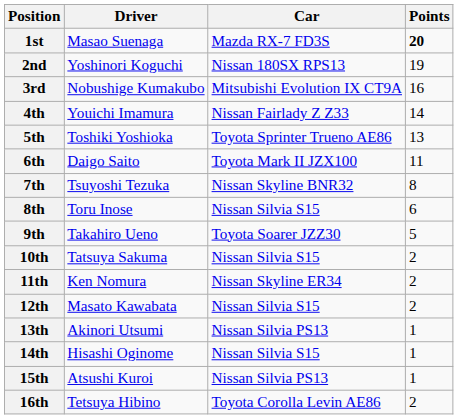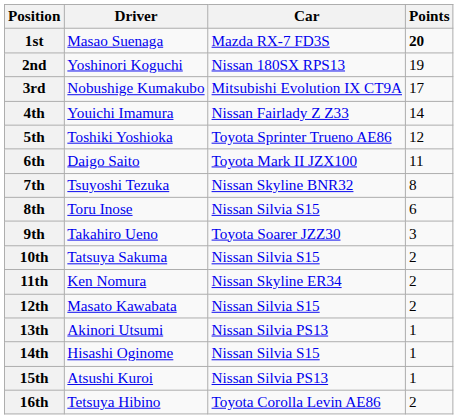(417, 88) 16 -> (417, 88) 17
(417, 137) 13 -> (417, 137) 12
(413, 233) 5 -> (413, 233) 3
